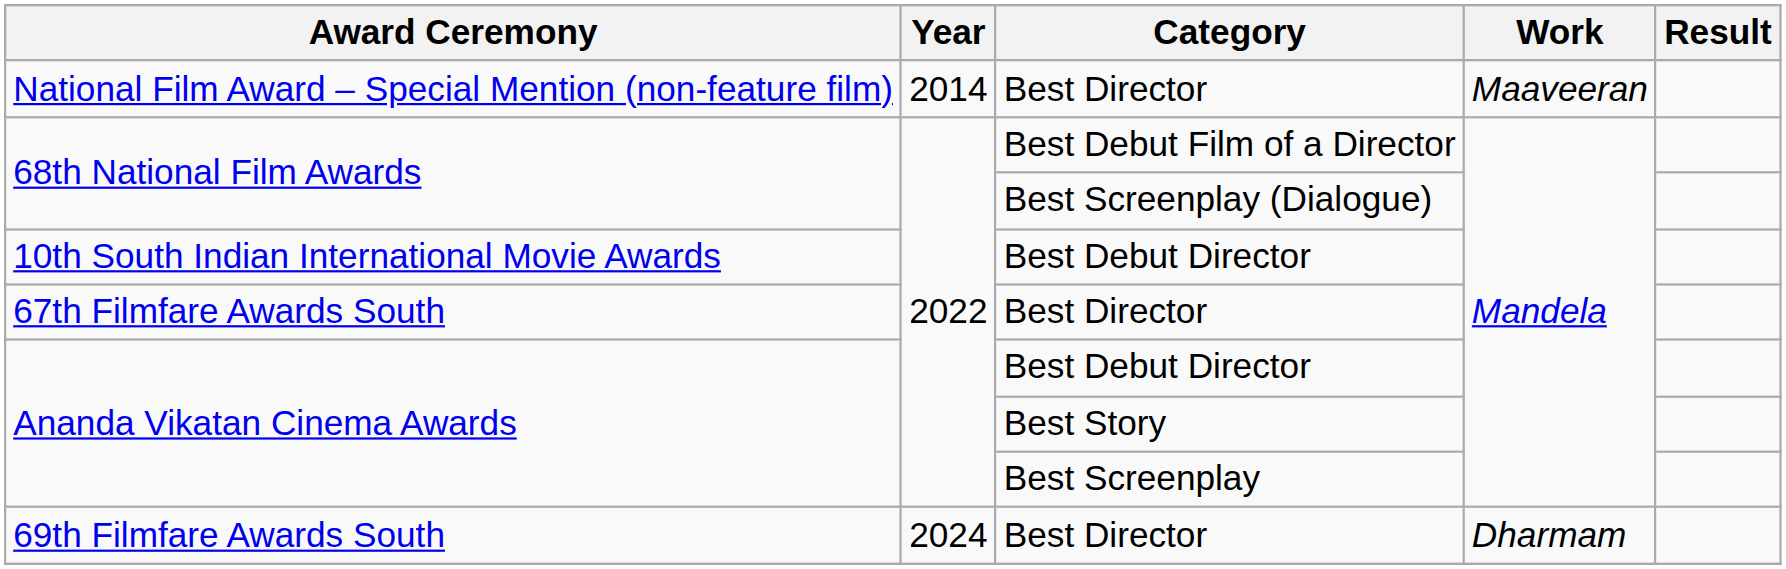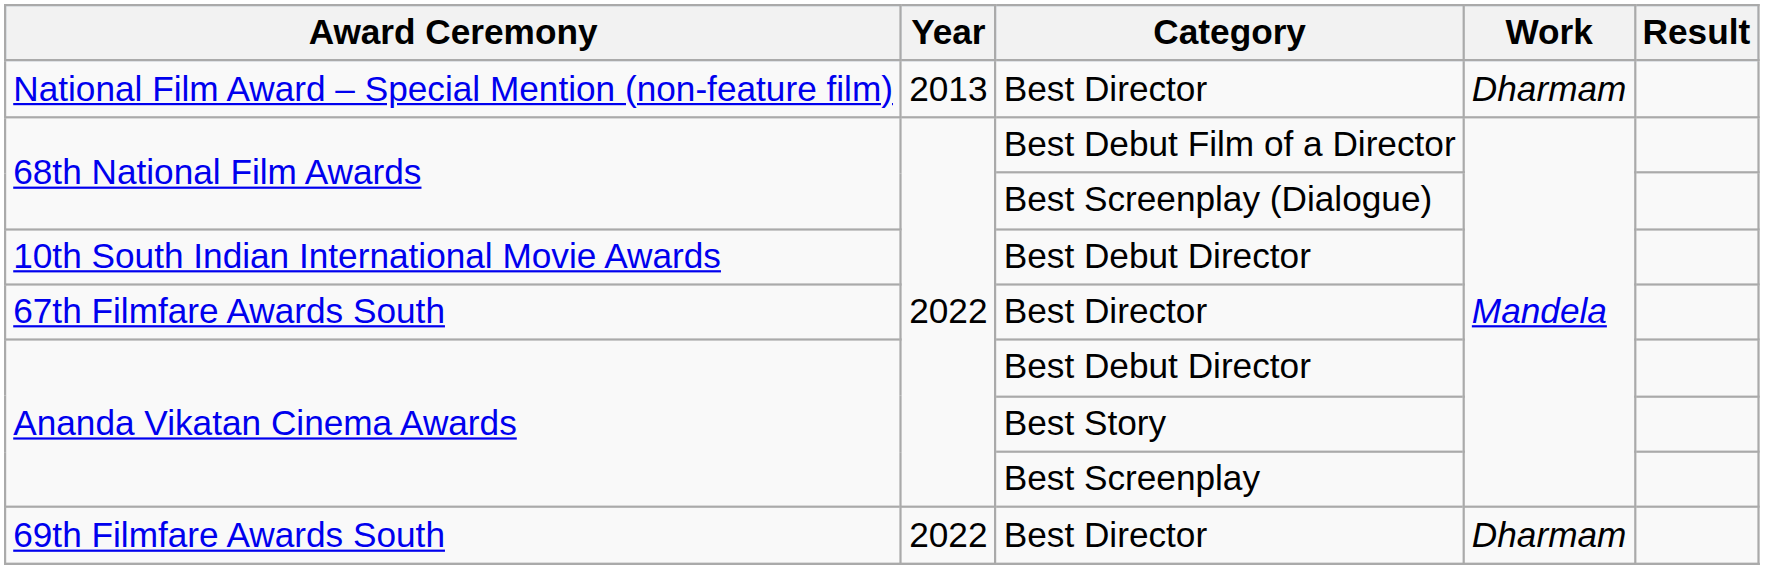(948, 88) 2014 -> (948, 88) 2013
(1560, 88) Maaveeran -> (1549, 88) Dharmam
(948, 534) 2024 -> (948, 534) 2022
